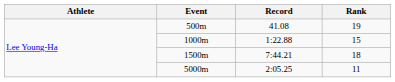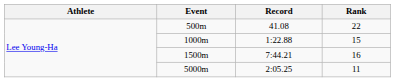(356, 26) 19 -> (356, 26) 22
(356, 55) 18 -> (356, 55) 16
